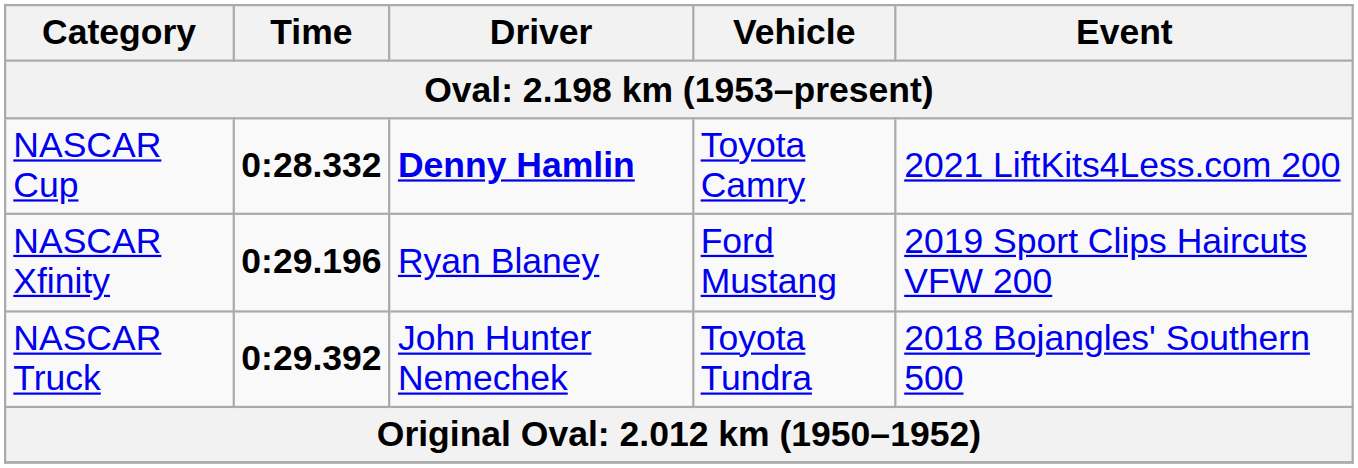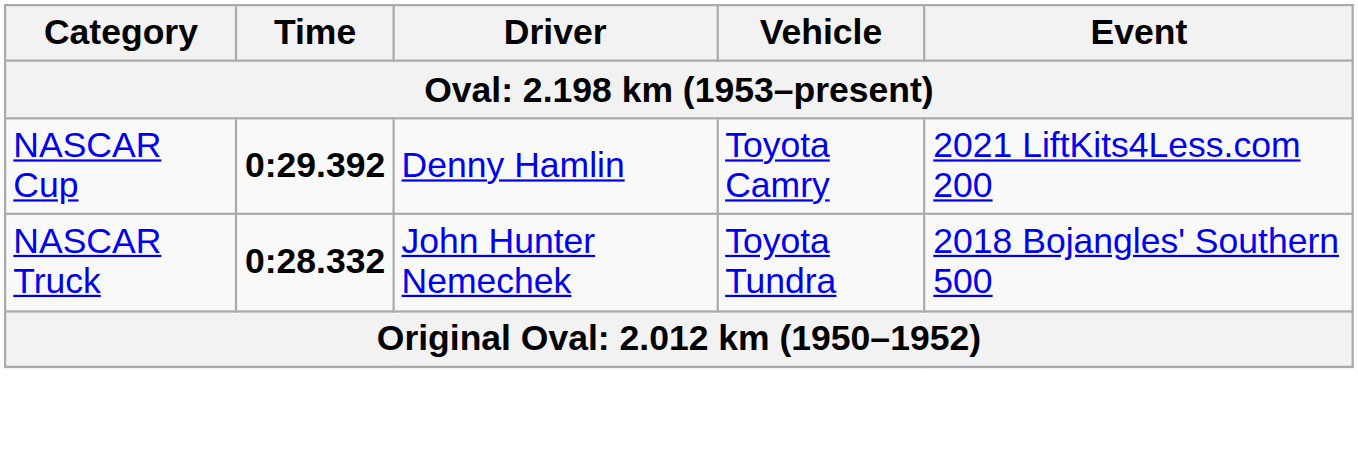(311, 165) 0:28.332 -> (315, 165) 0:29.392
(516, 165) bold -> (513, 165) normal
- row: (87, 261)
(311, 357) 0:29.392 -> (315, 261) 0:28.332
